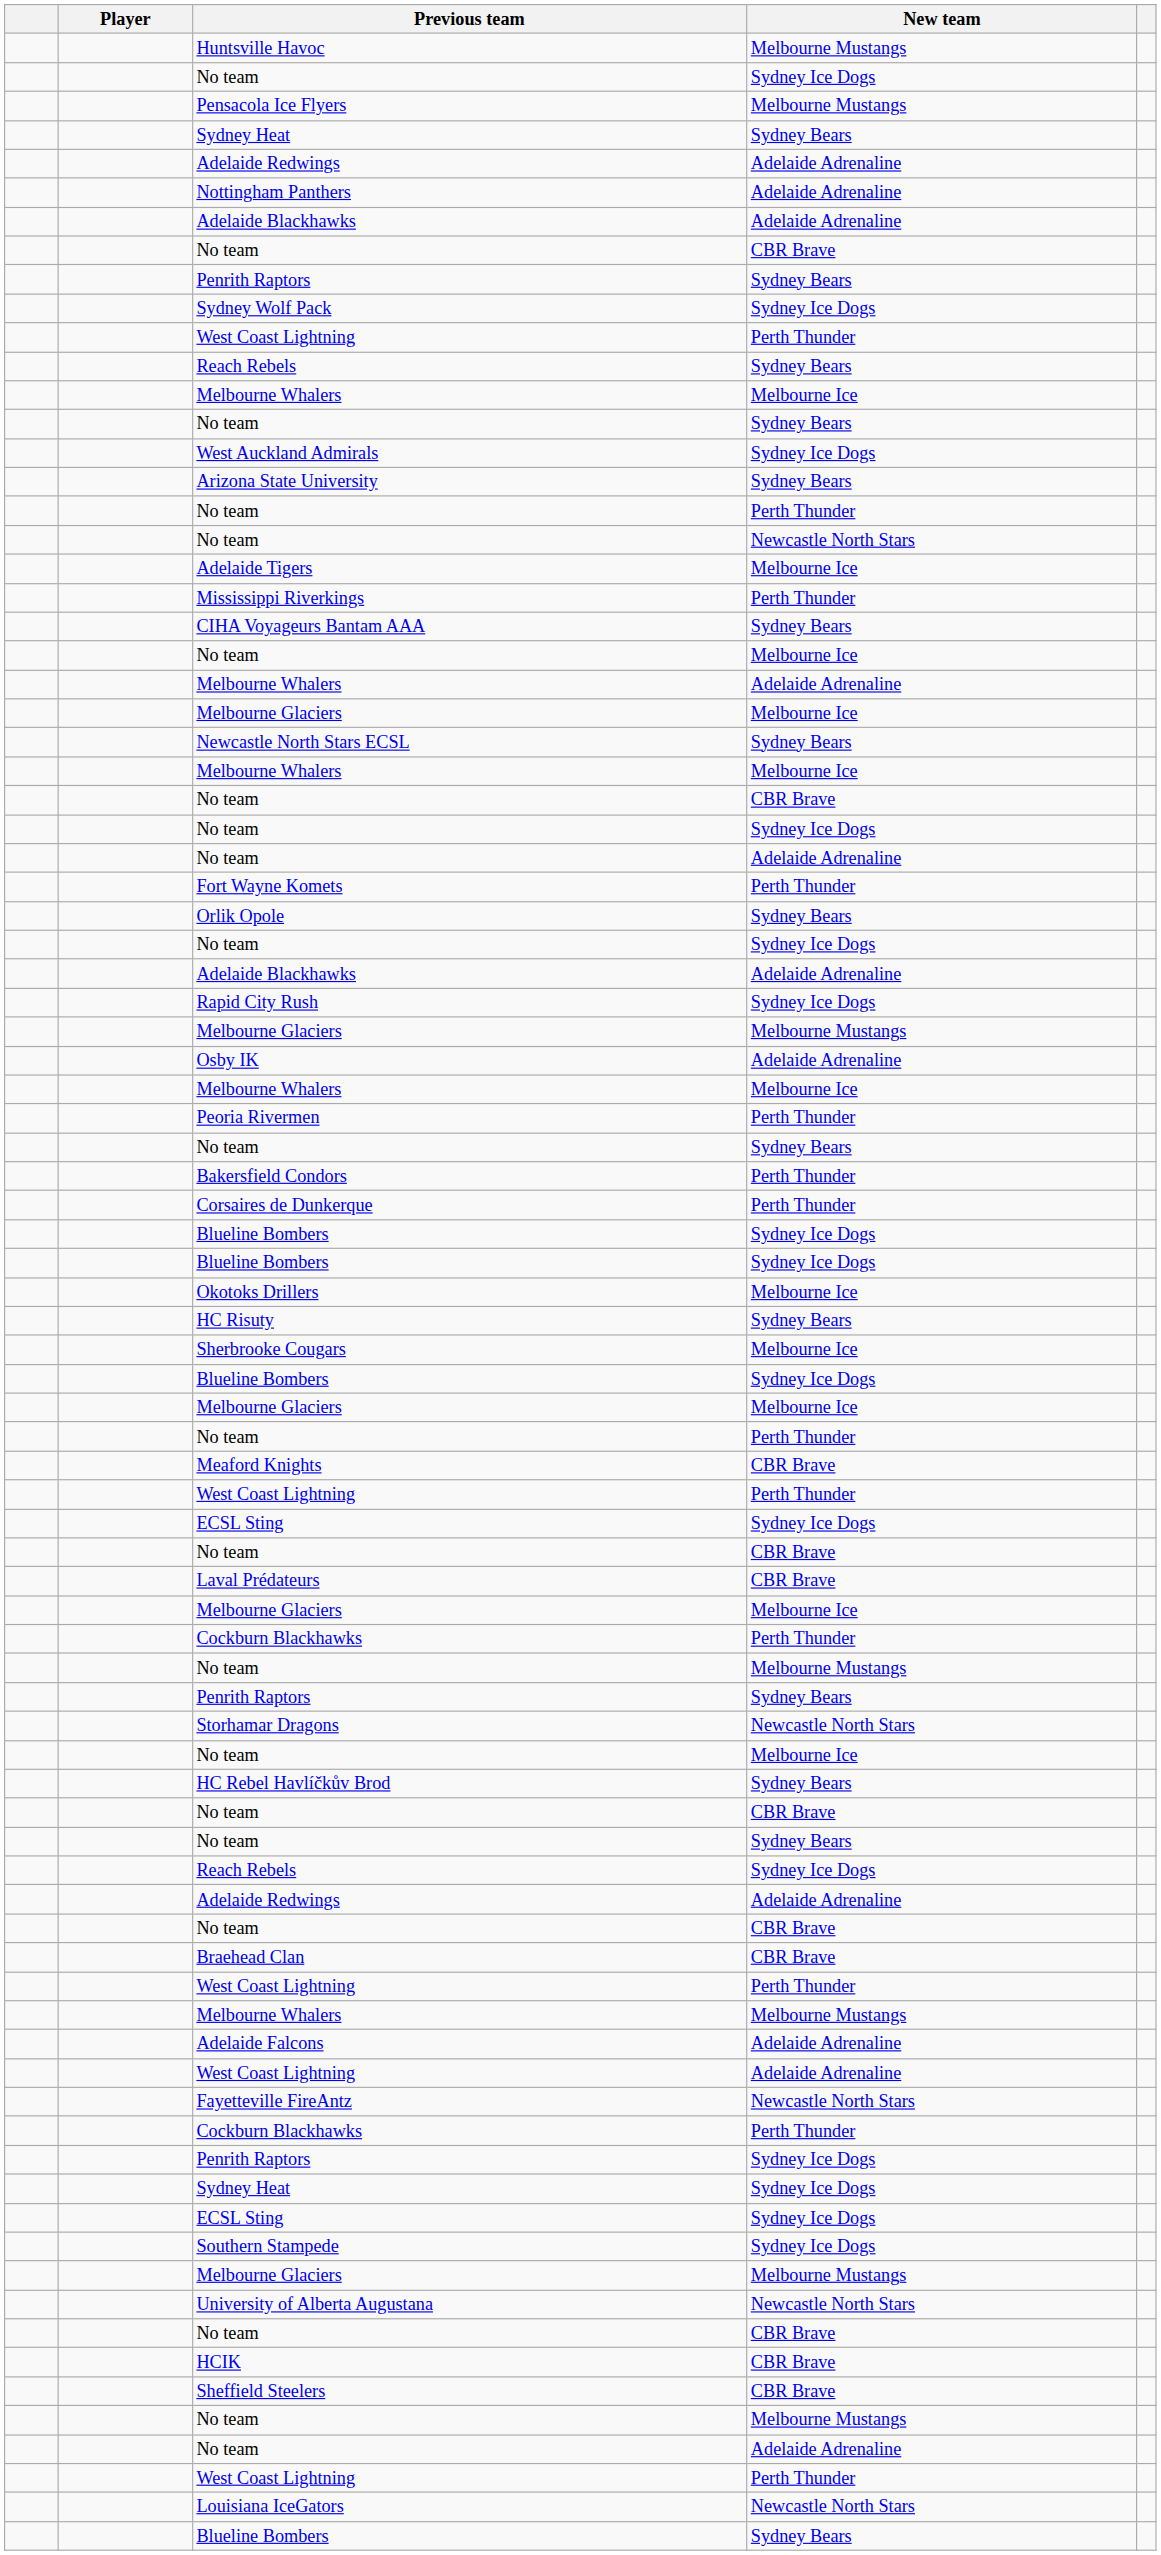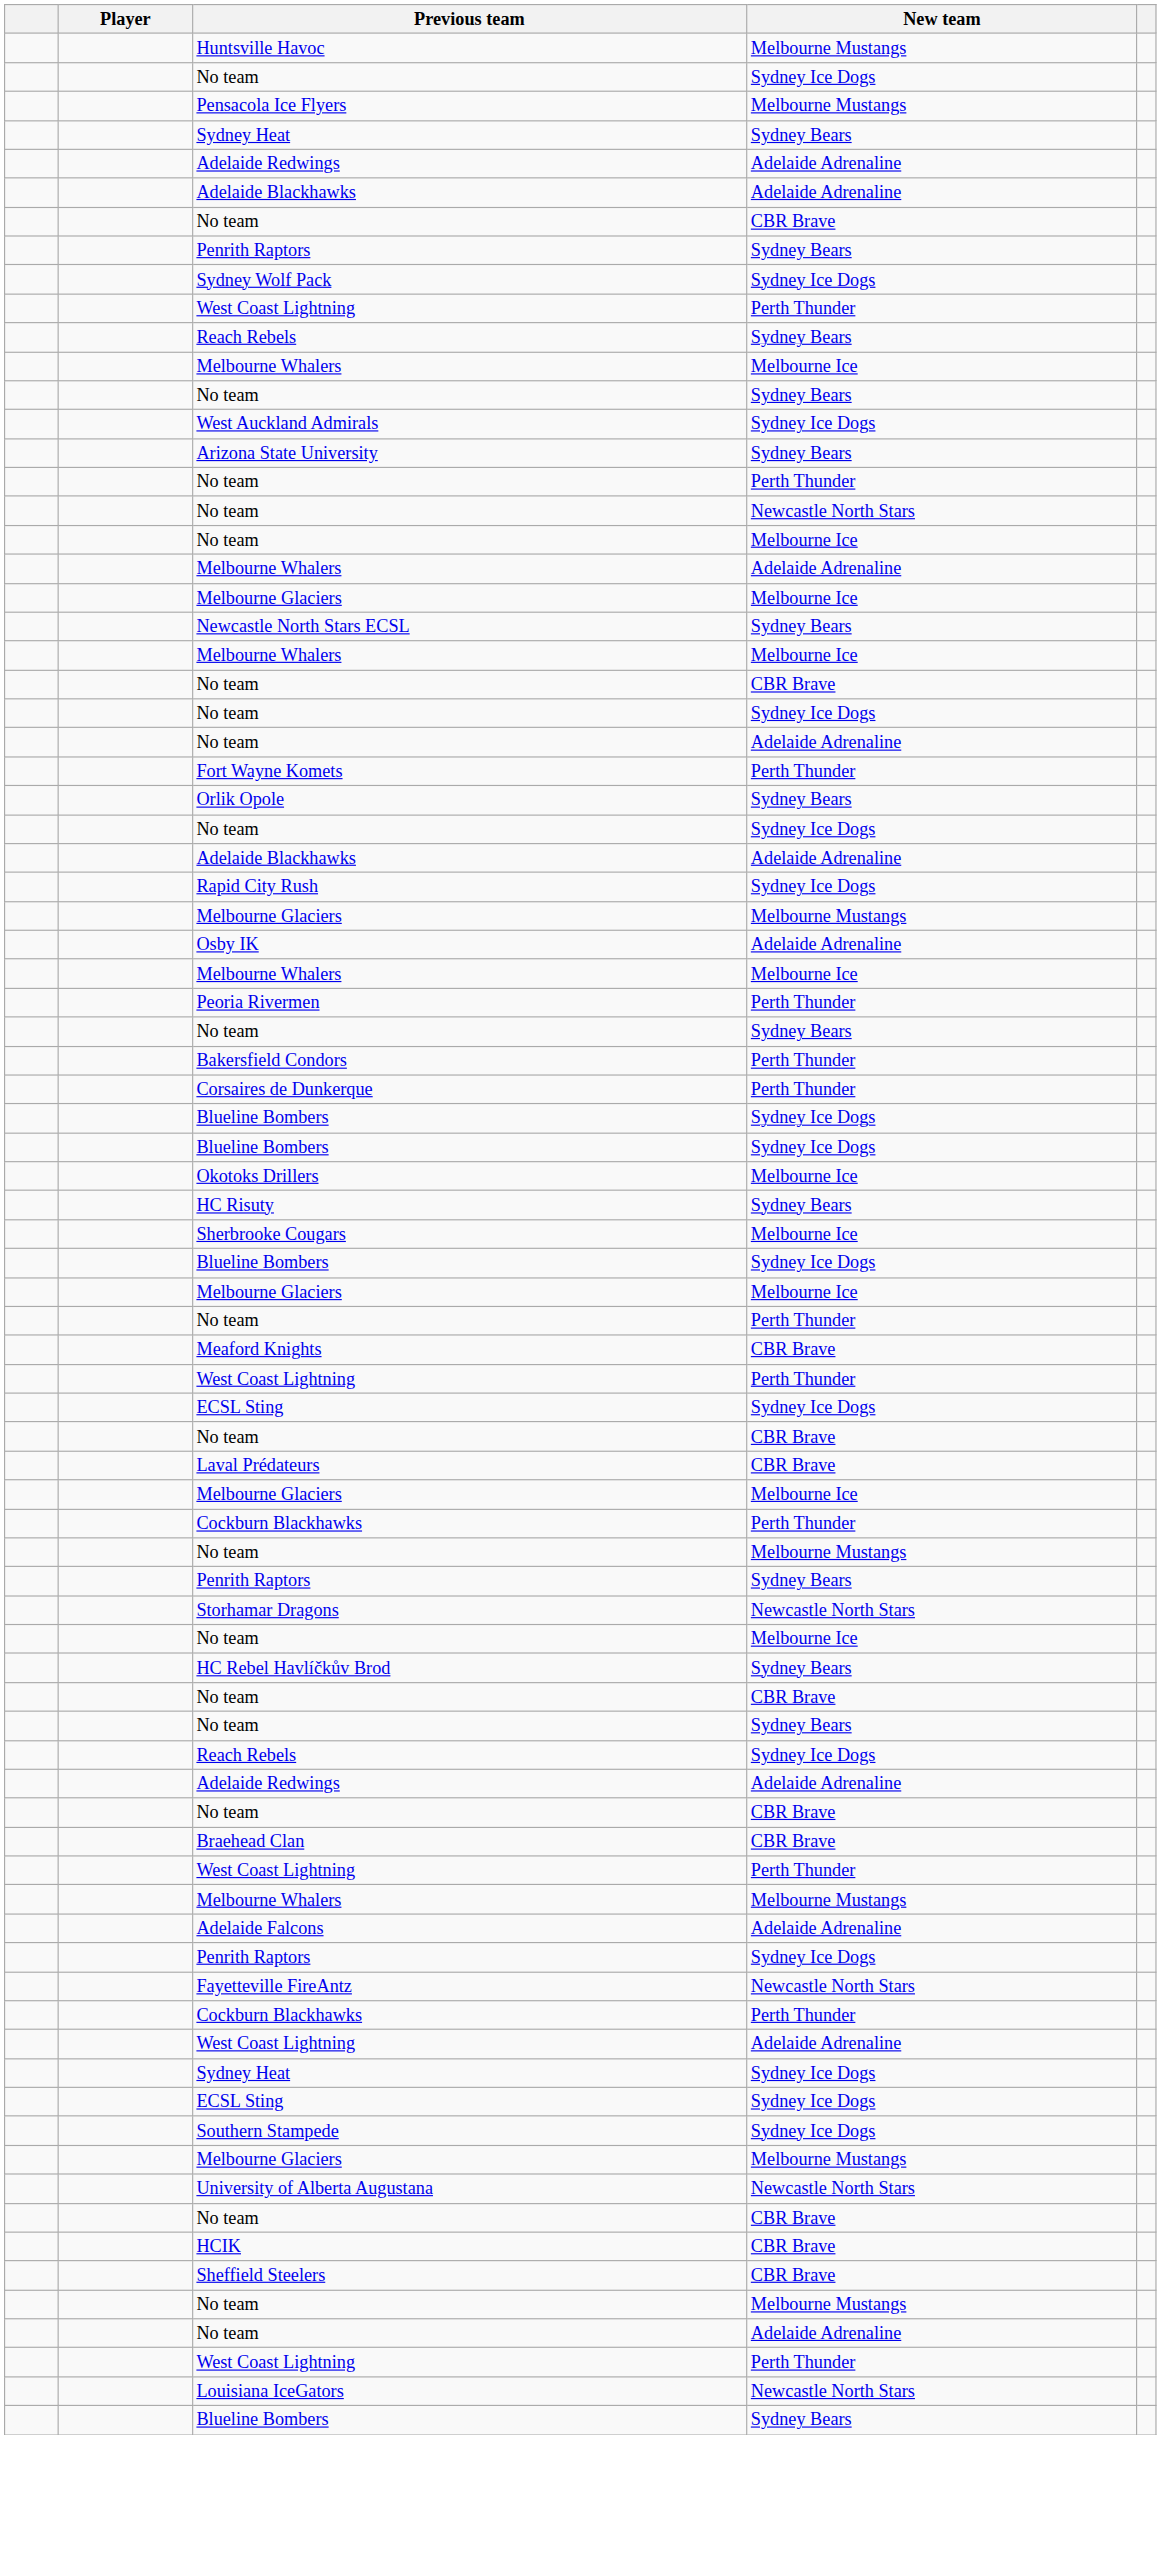- row: (274, 192)
- row: (254, 568)
- row: (280, 597)
- row: (311, 626)
rows swapped: (253, 2159) <-> (276, 2072)
